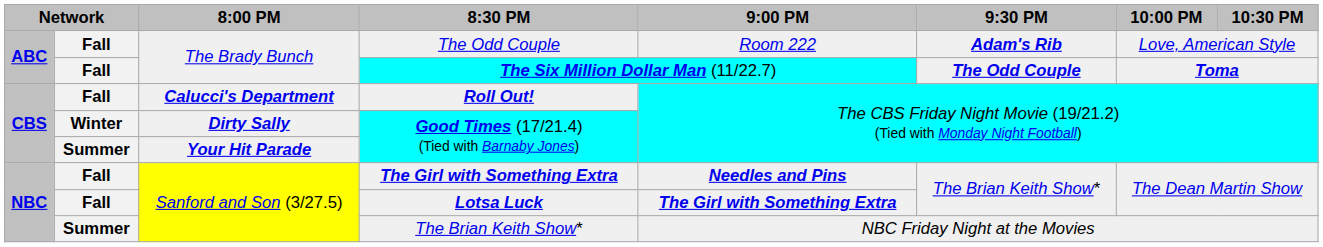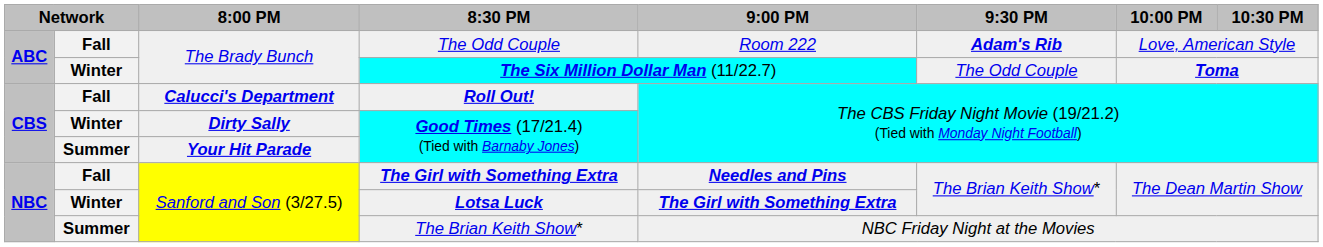(96, 70) Fall -> (96, 70) Winter
(1016, 70) bold -> (1016, 70) normal
(96, 202) Fall -> (96, 202) Winter
